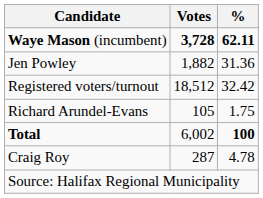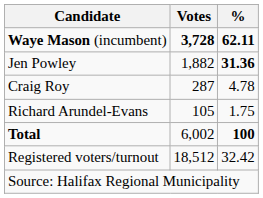(238, 63) normal -> (238, 63) bold
rows swapped: (39, 157) <-> (83, 87)
